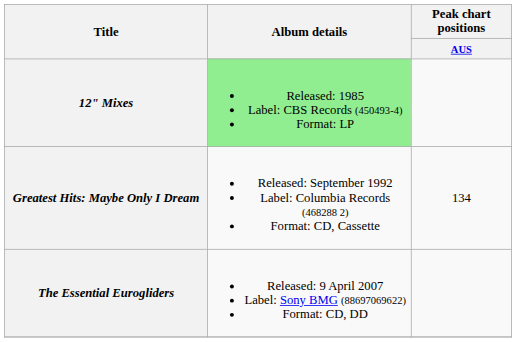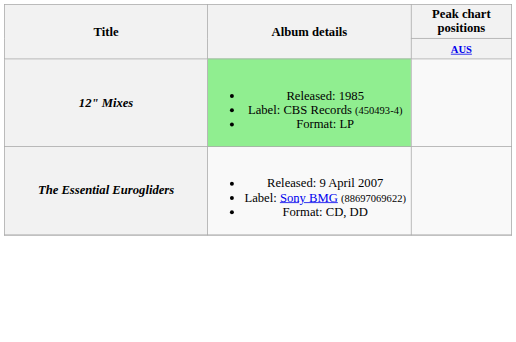- row: (106, 197)
